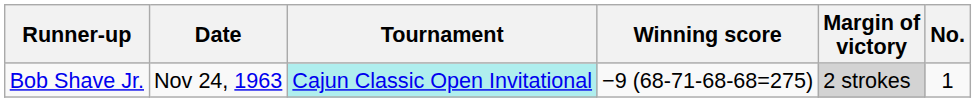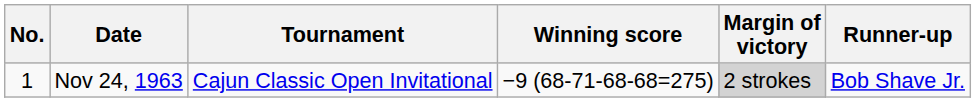columns swapped: (948, 34) <-> (77, 34)
(442, 80) paleturquoise background -> (343, 80) no background
